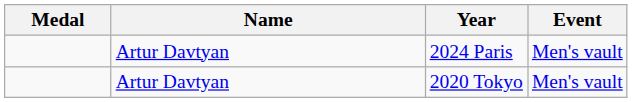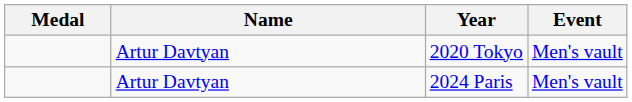rows swapped: (476, 81) <-> (471, 50)
